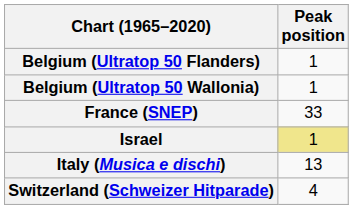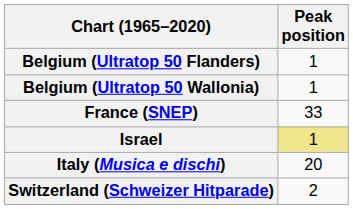(313, 165) 13 -> (313, 165) 20
(313, 191) 4 -> (313, 191) 2
